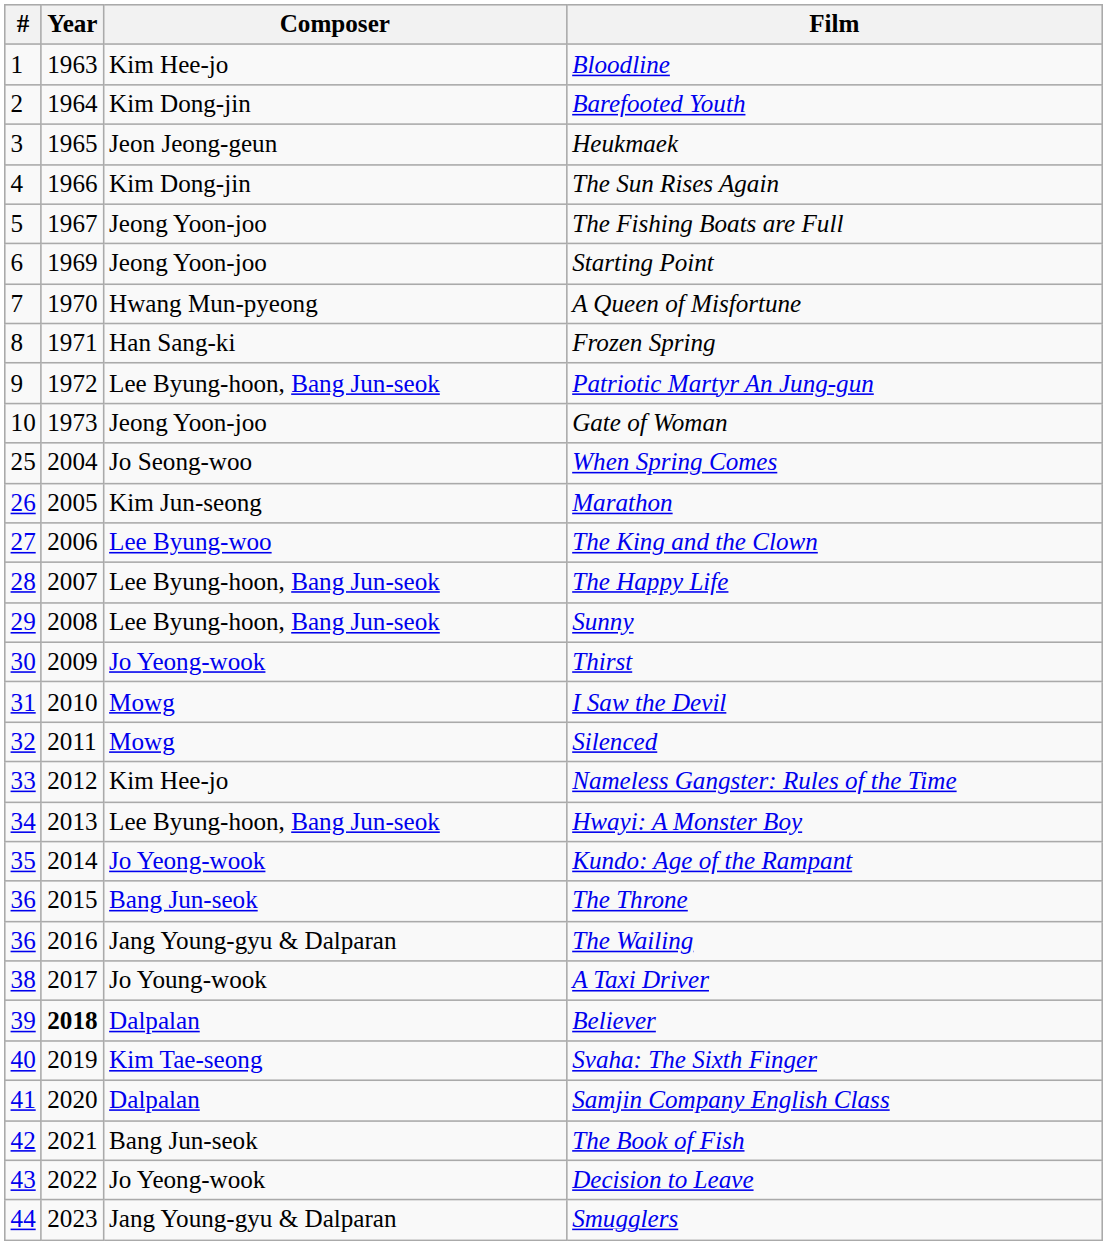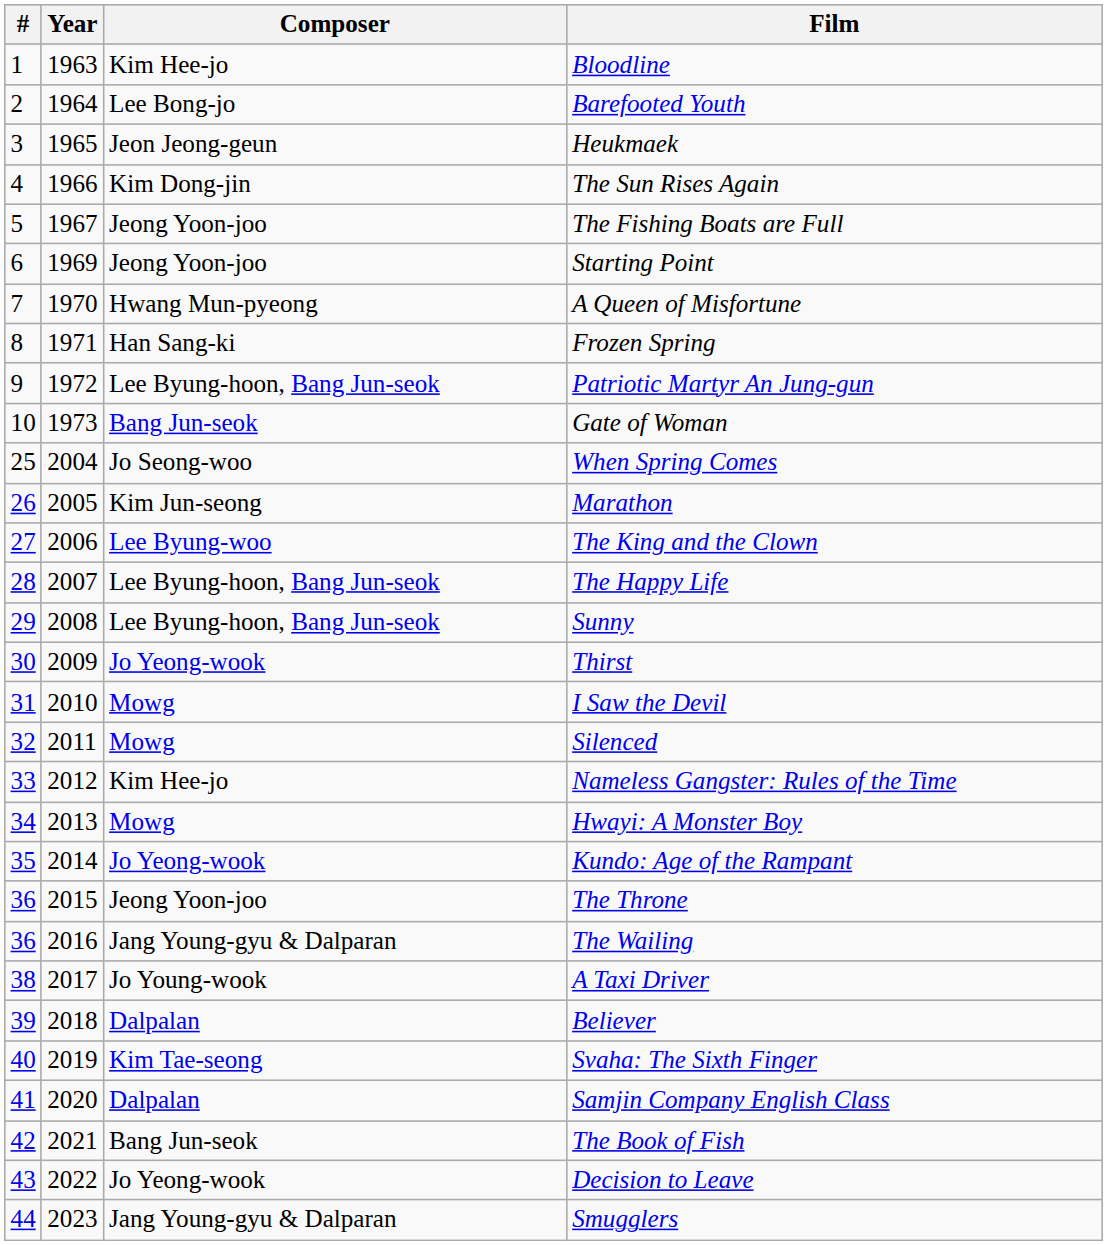(180, 104) Kim Dong-jin -> (172, 104) Lee Bong-jo
(188, 422) Jeong Yoon-joo -> (183, 422) Bang Jun-seok
(274, 821) Lee Byung-hoon, Bang Jun-seok -> (142, 821) Mowg
(183, 900) Bang Jun-seok -> (188, 900) Jeong Yoon-joo
(72, 1020) bold -> (72, 1020) normal
